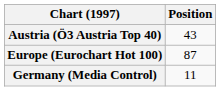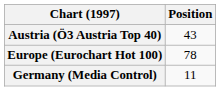(190, 55) 87 -> (190, 55) 78
